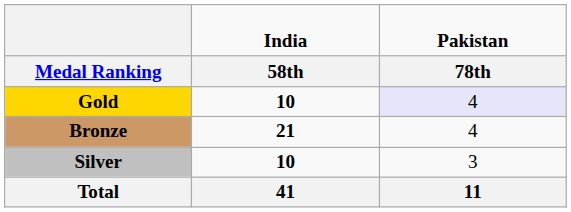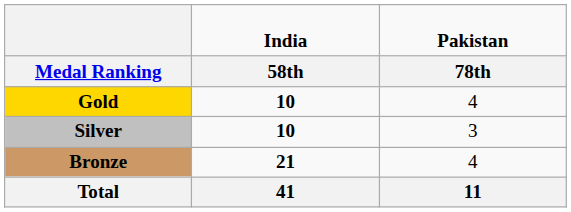(473, 101) lavender background -> (473, 101) no background
rows swapped: (98, 161) <-> (98, 131)
